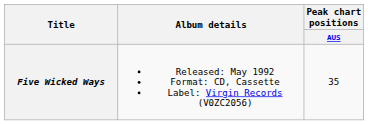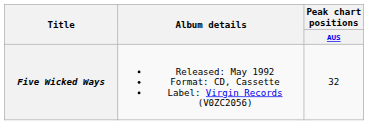(334, 82) 35 -> (334, 82) 32
